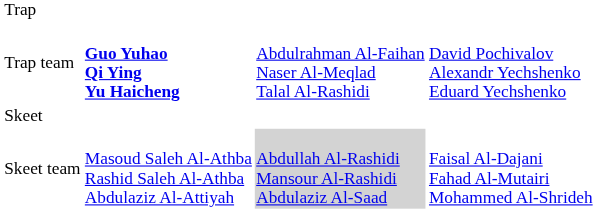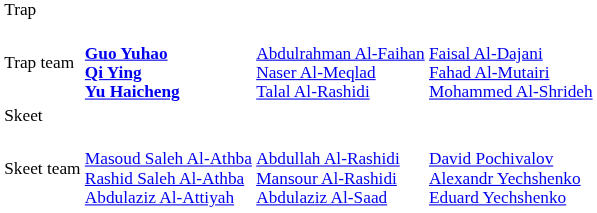(505, 72) David Pochivalov Alexandr Yechshenko Eduard Yechshenko -> (511, 72) Faisal Al-Dajani Fahad Al-Mutairi Mohammed Al-Shrideh
(328, 178) lightgrey background -> (328, 178) no background
(511, 178) Faisal Al-Dajani Fahad Al-Mutairi Mohammed Al-Shrideh -> (505, 178) David Pochivalov Alexandr Yechshenko Eduard Yechshenko
